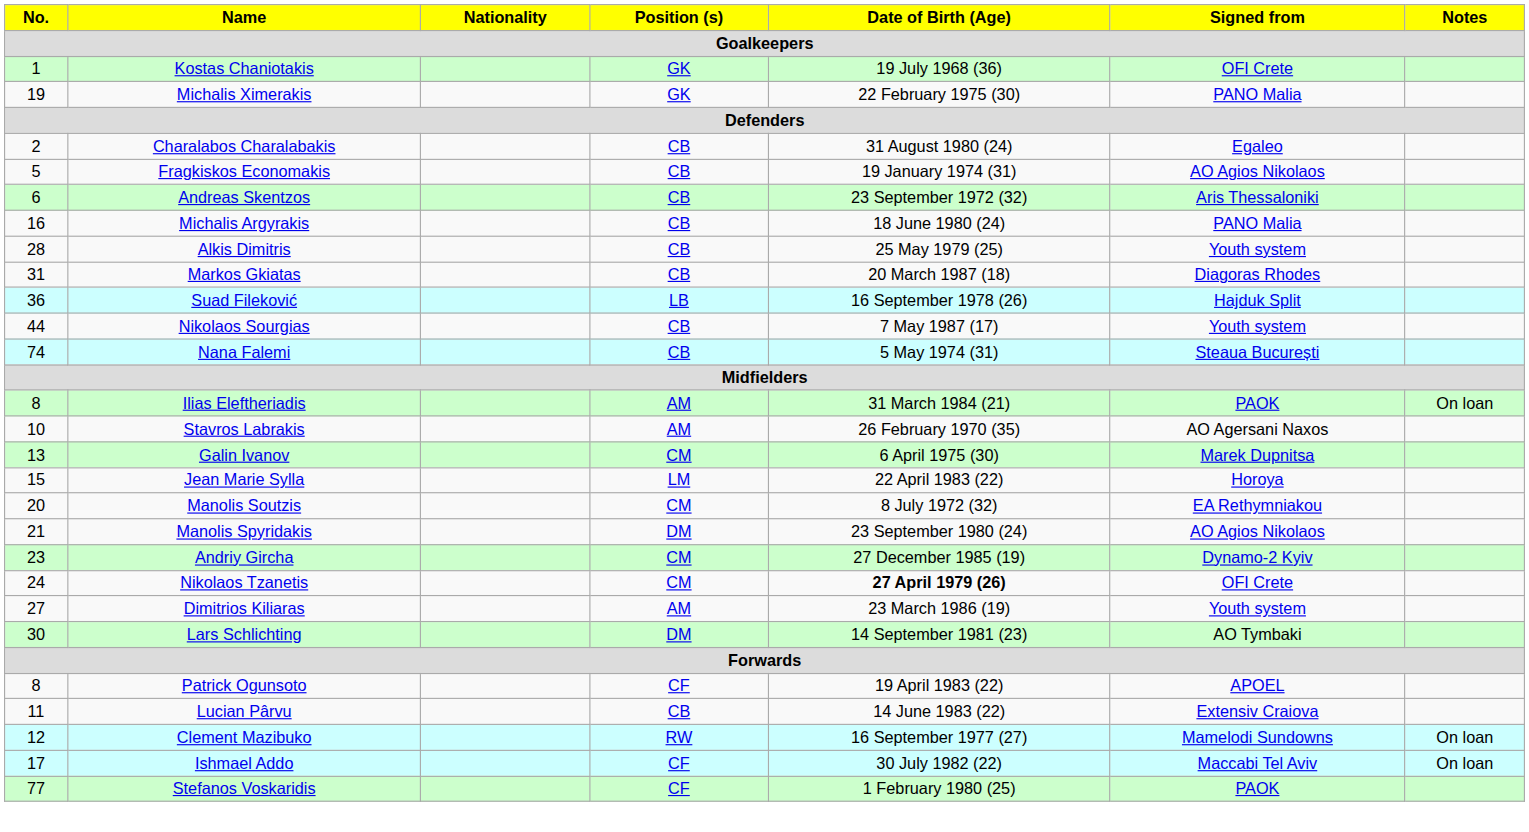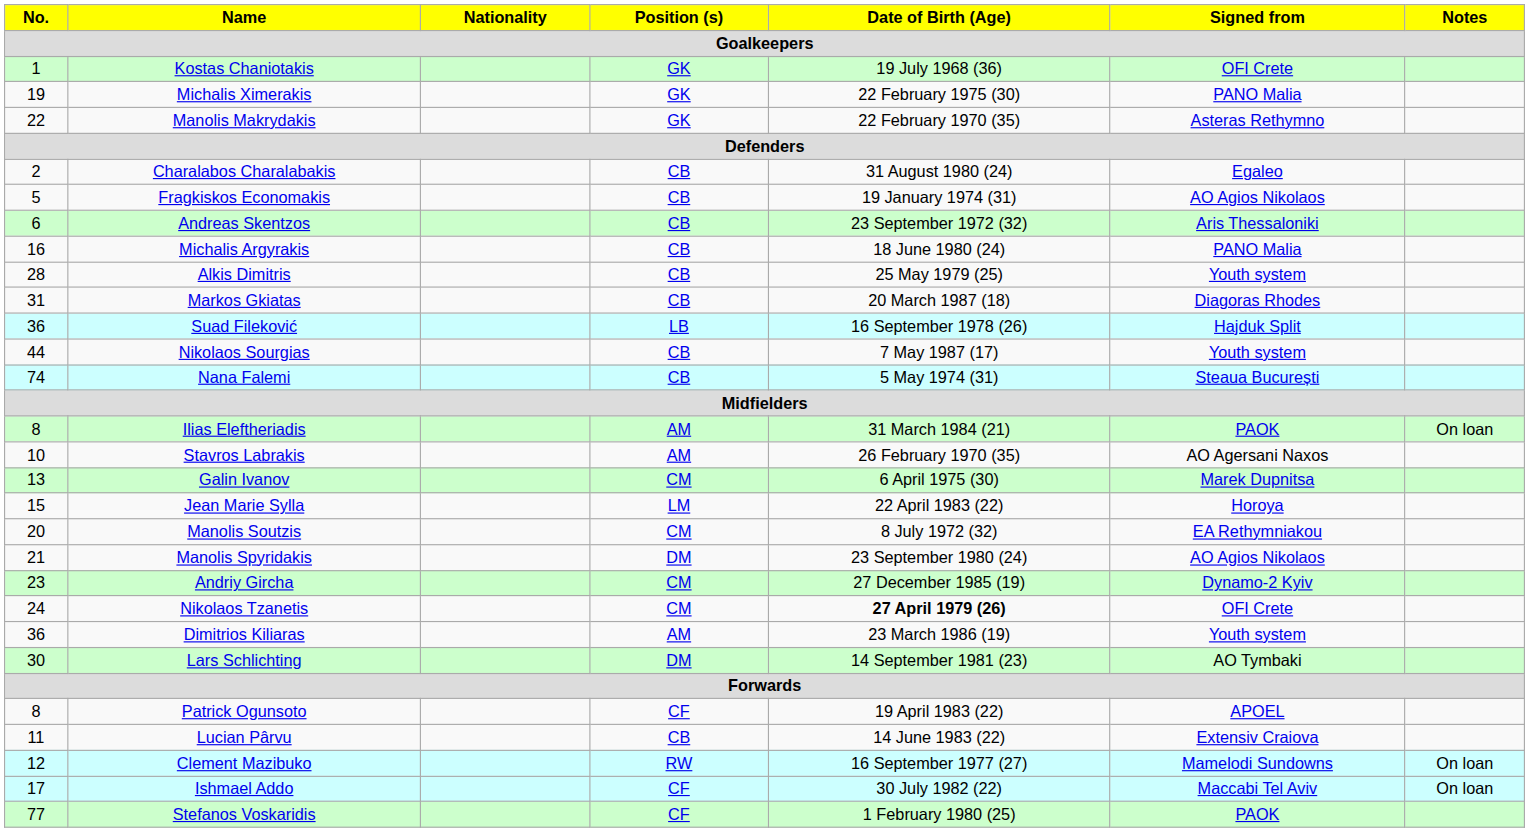+ row: (244, 121)
(36, 609) 27 -> (36, 635) 36
